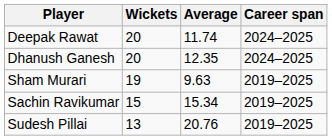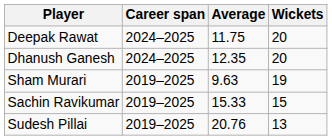columns swapped: (152, 15) <-> (284, 15)
(201, 37) 11.74 -> (228, 37) 11.75
(201, 102) 15.34 -> (229, 102) 15.33
